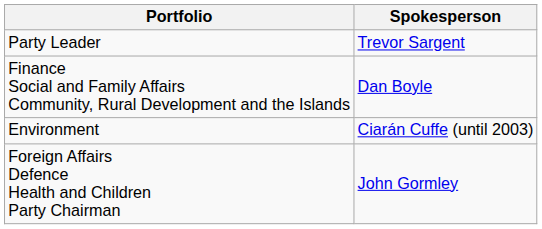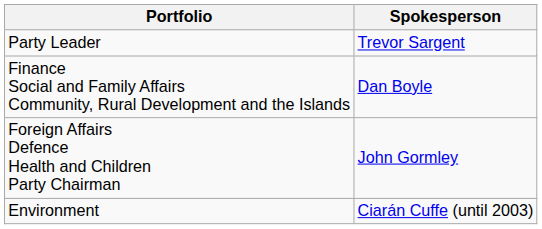rows swapped: (80, 183) <-> (54, 130)
